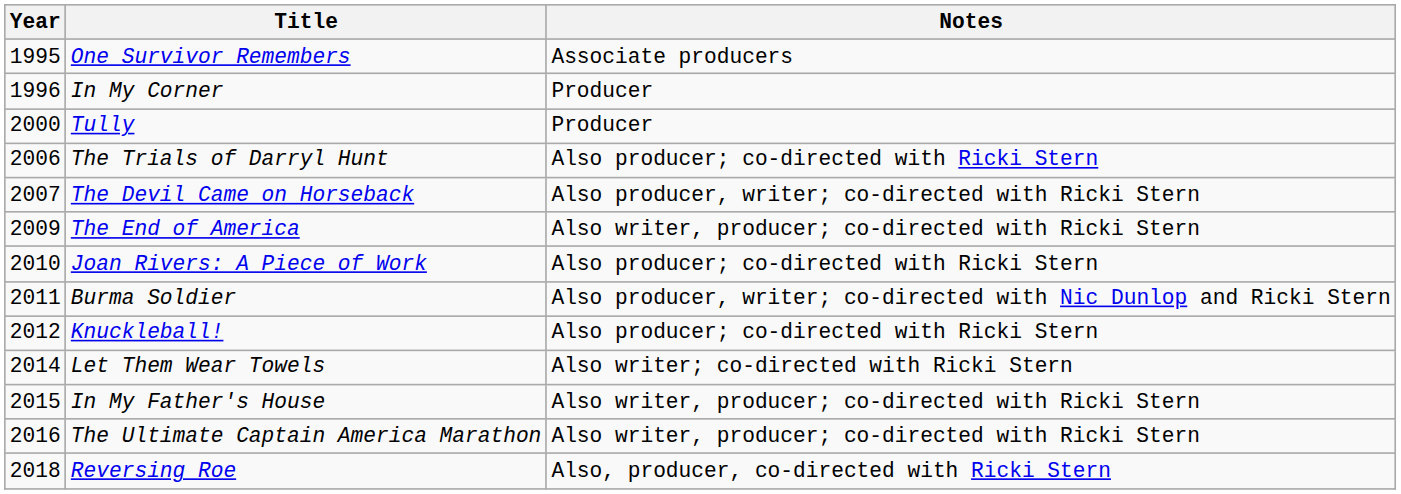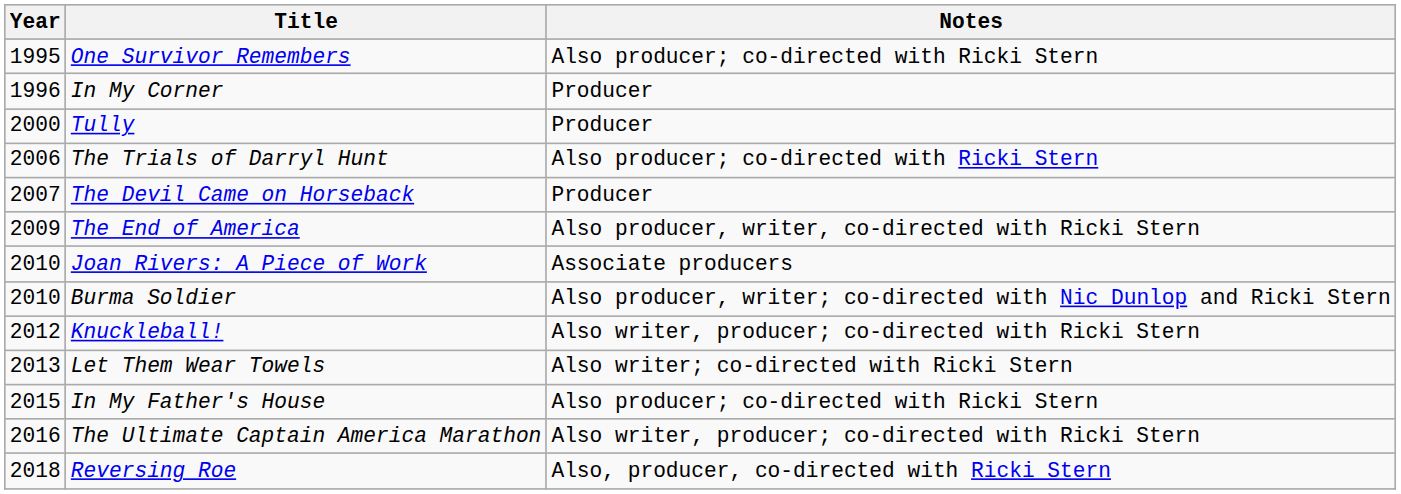(672, 57) Associate producers -> (825, 57) Also producer; co-directed with Ricki Stern
(876, 195) Also producer, writer; co-directed with Ricki Stern -> (602, 195) Producer
(876, 229) Also writer, producer; co-directed with Ricki Stern -> (876, 229) Also producer, writer, co-directed with Ricki Stern
(825, 264) Also producer; co-directed with Ricki Stern -> (672, 264) Associate producers
(35, 298) 2011 -> (35, 298) 2010
(825, 333) Also producer; co-directed with Ricki Stern -> (876, 333) Also writer, producer; co-directed with Ricki Stern
(35, 367) 2014 -> (35, 367) 2013
(876, 402) Also writer, producer; co-directed with Ricki Stern -> (825, 402) Also producer; co-directed with Ricki Stern
